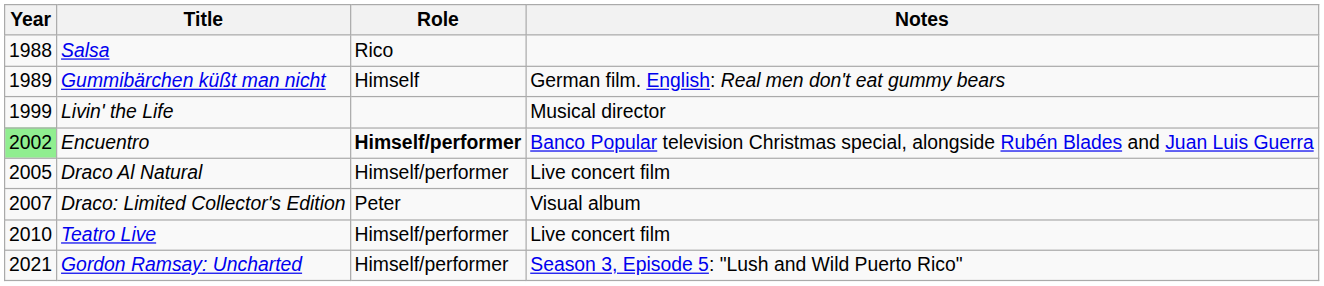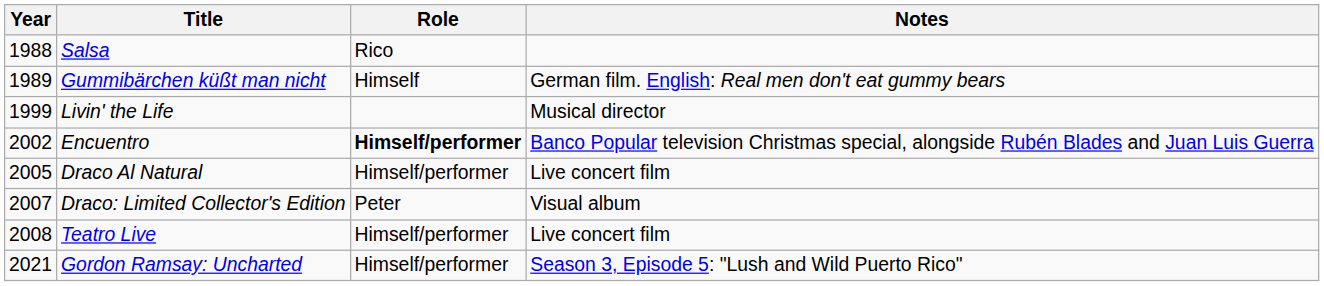(31, 142) lightgreen background -> (31, 142) no background
(31, 234) 2010 -> (31, 234) 2008
